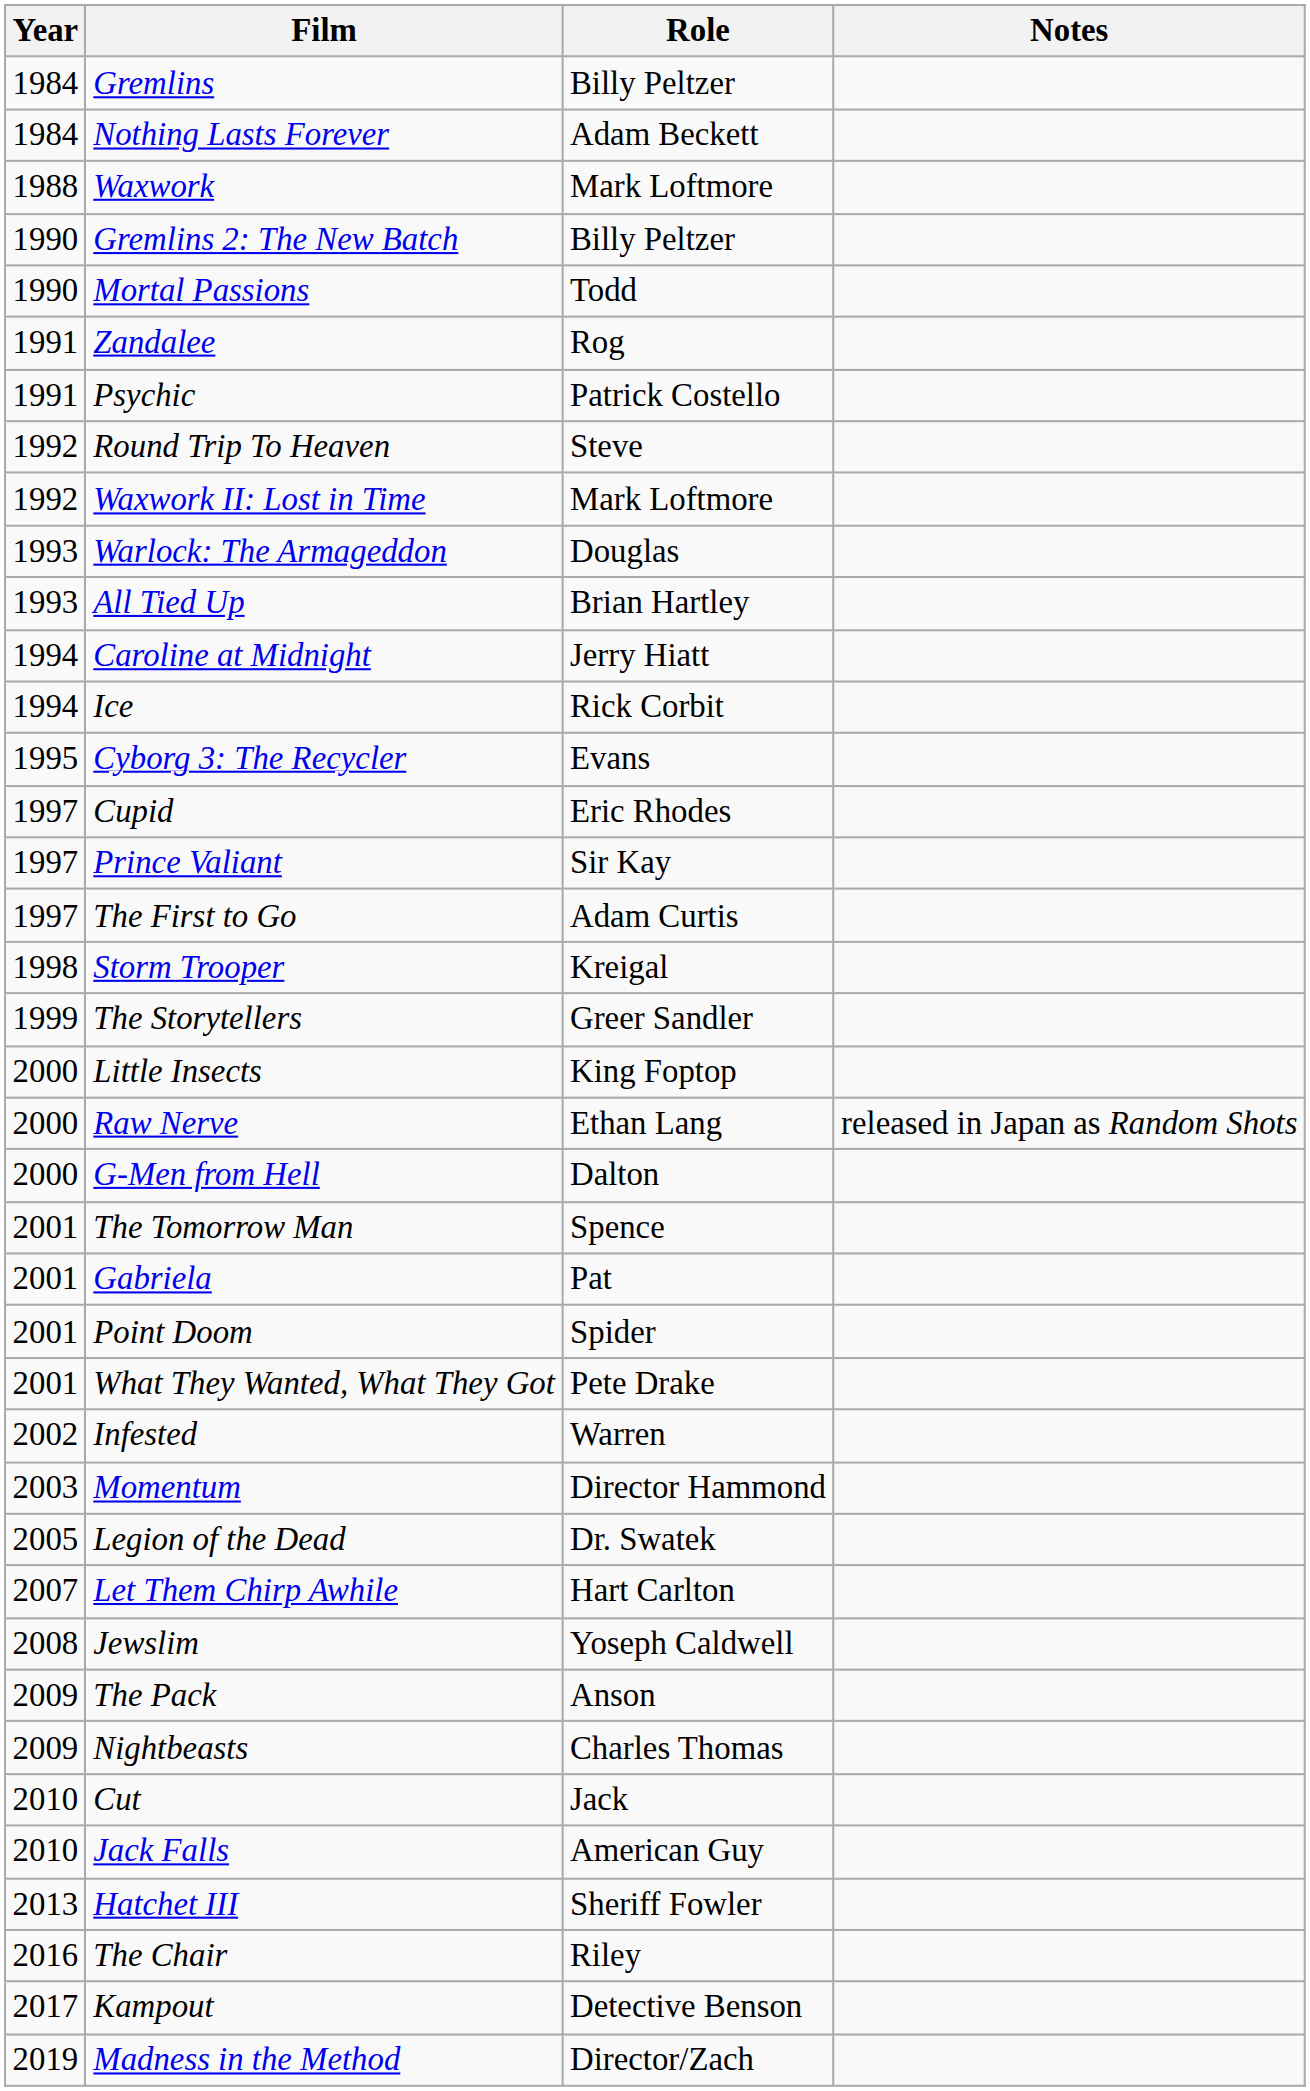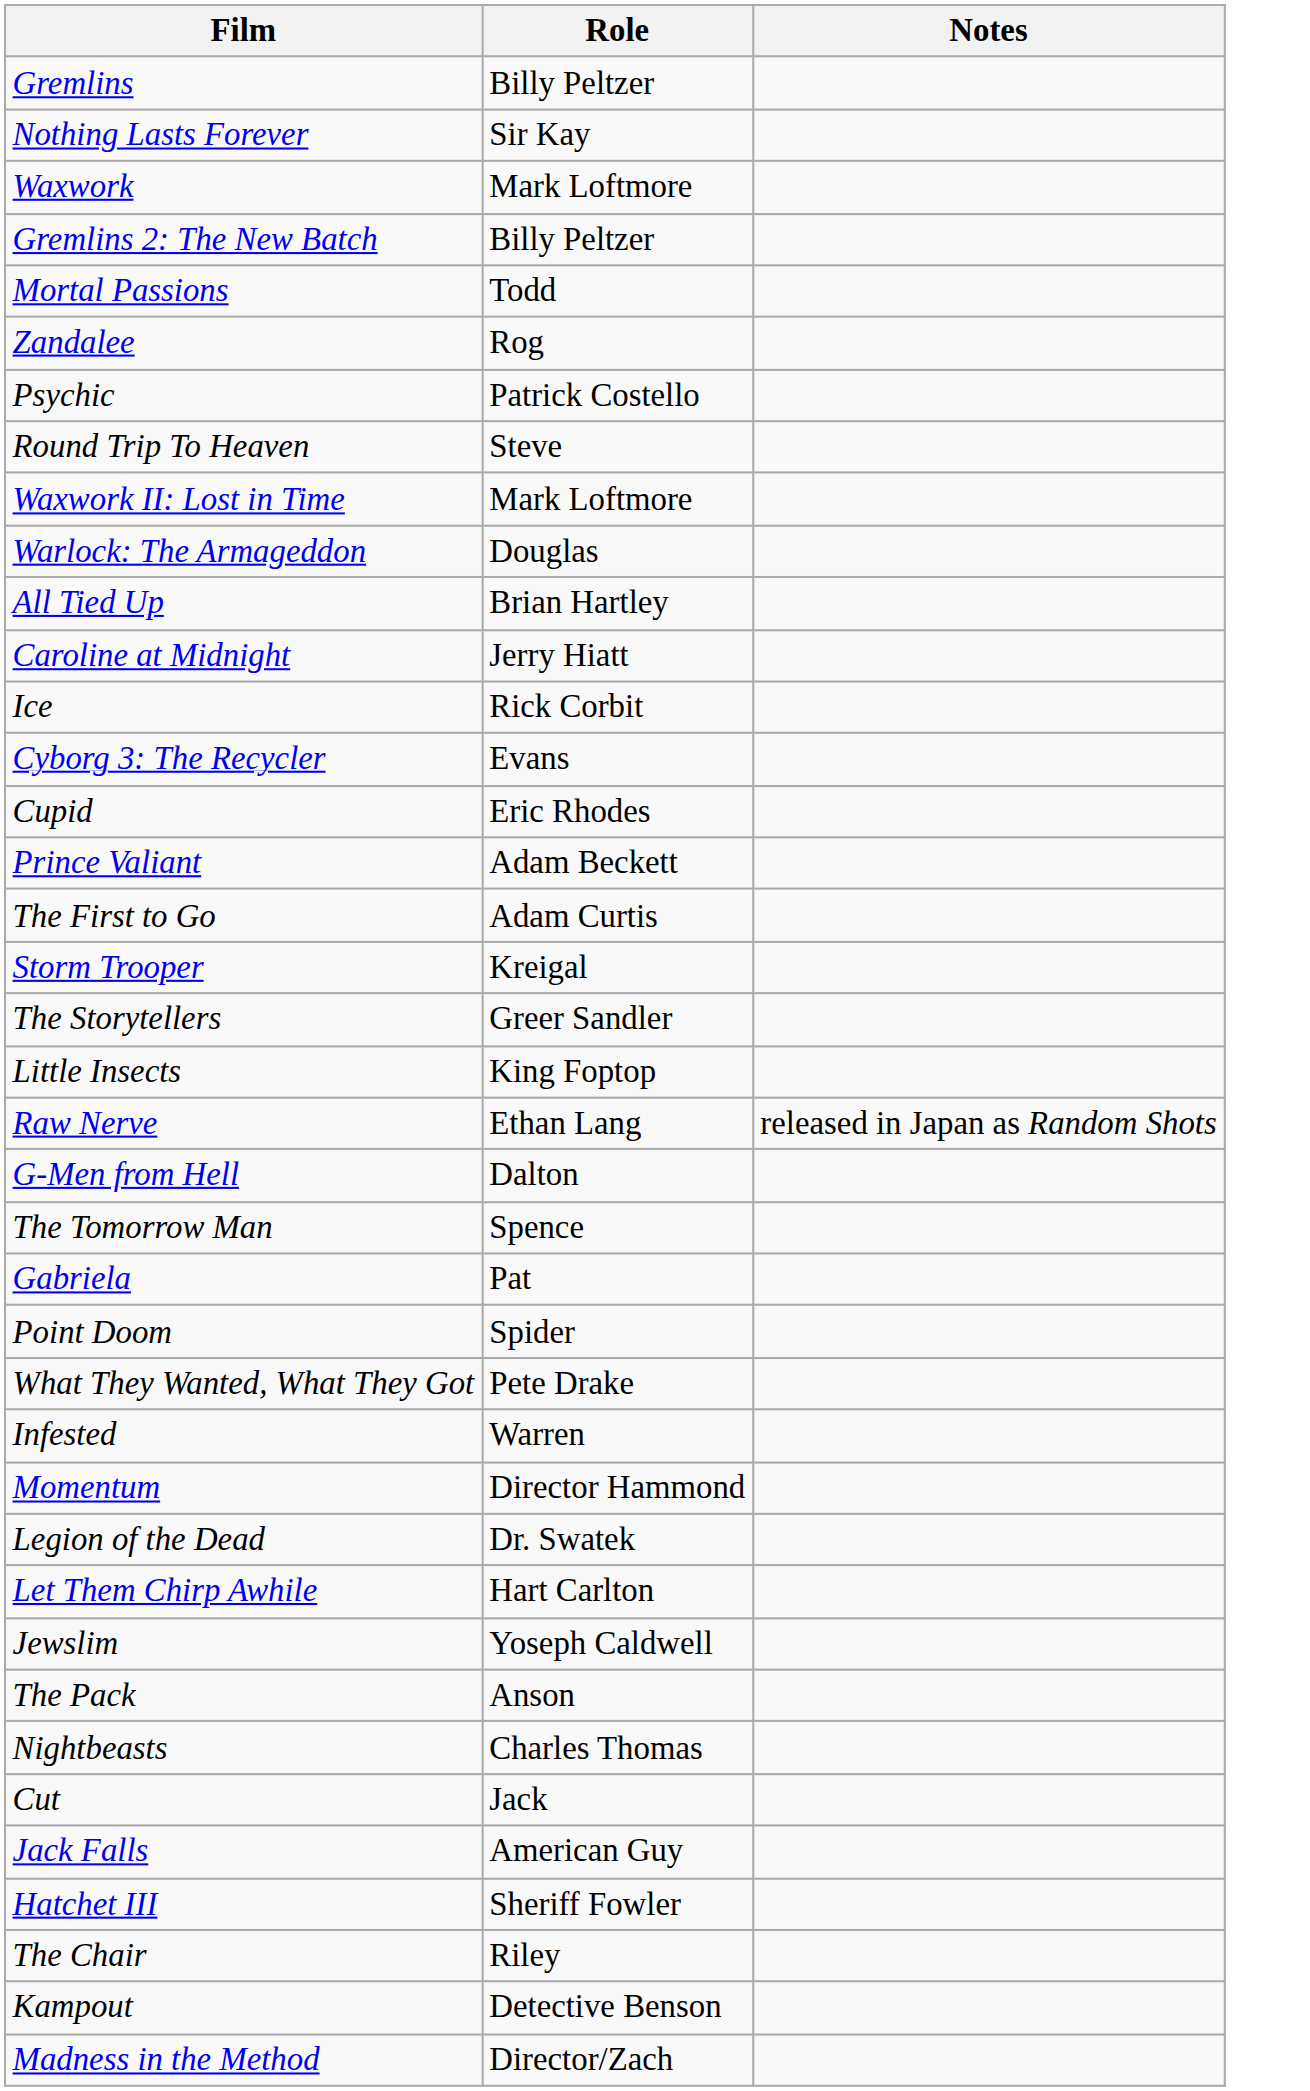- column: (45, 30)
(664, 134) Adam Beckett -> (540, 134) Sir Kay
(621, 862) Sir Kay -> (584, 862) Adam Beckett
